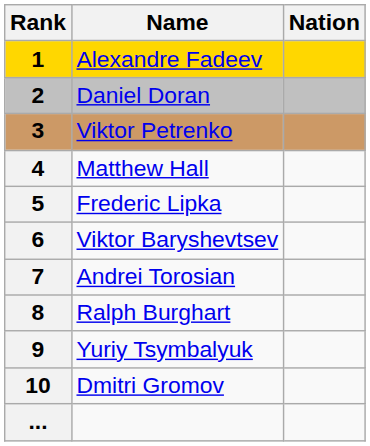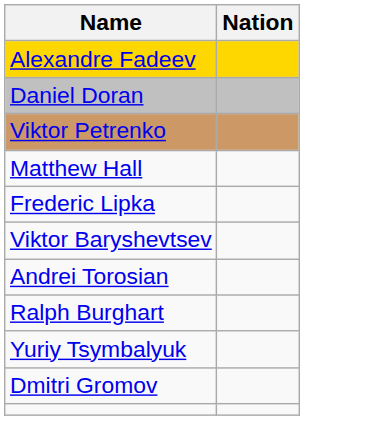- column: (38, 22)
